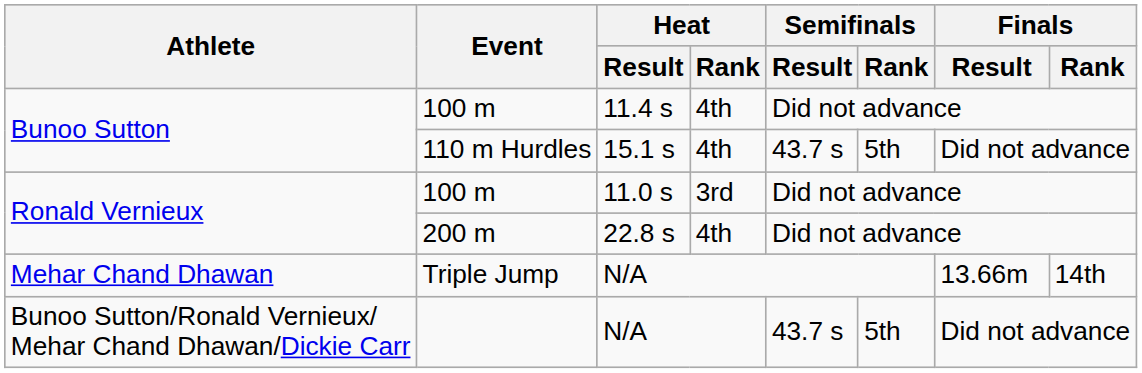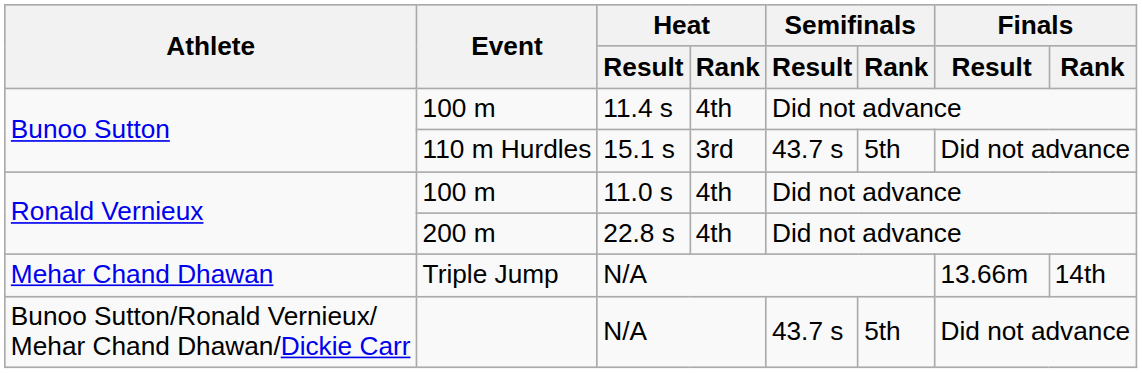(714, 150) 4th -> (715, 150) 3rd
(715, 191) 3rd -> (714, 191) 4th
